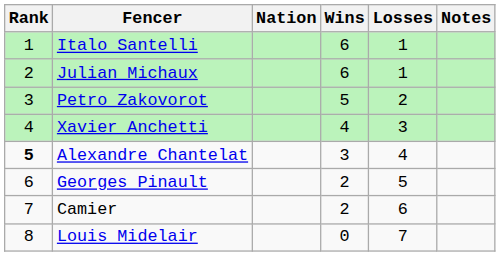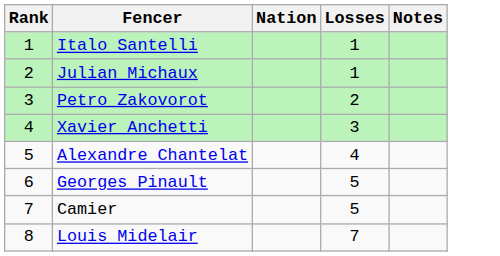- column: (345, 18)
(29, 155) bold -> (29, 155) normal
(403, 210) 6 -> (355, 210) 5
